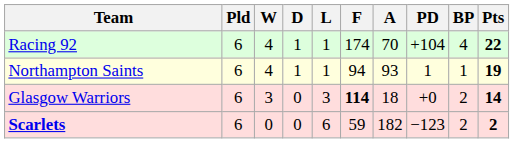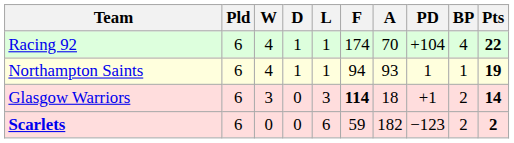(428, 97) +0 -> (428, 97) +1
